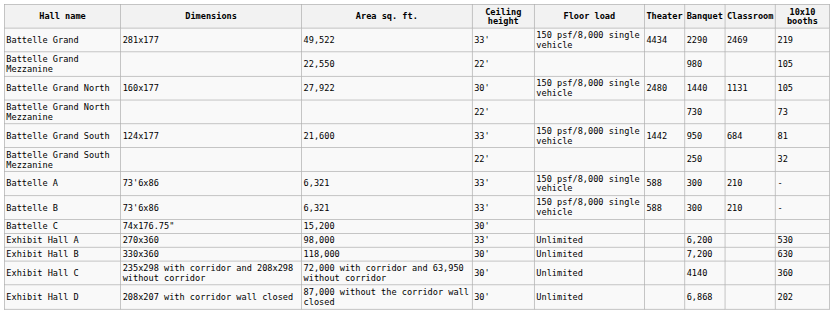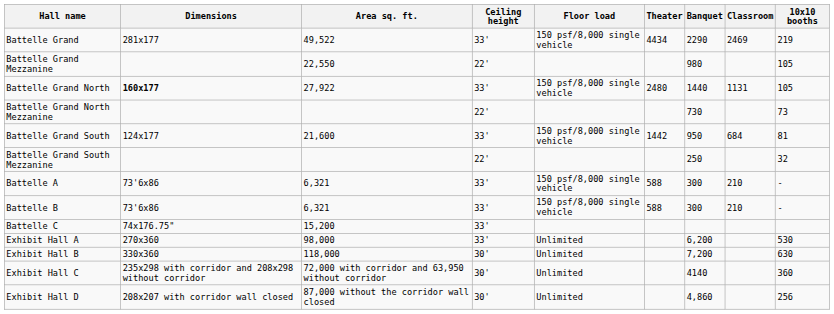(141, 88) normal -> (141, 88) bold
(482, 88) 30' -> (482, 88) 33'
(482, 226) 30' -> (482, 226) 33'
(700, 297) 6,868 -> (700, 297) 4,860
(785, 297) 202 -> (785, 297) 256
